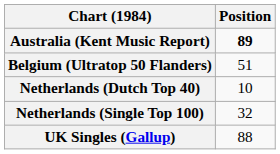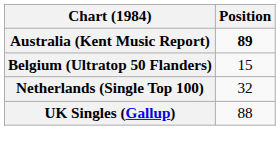(245, 64) 51 -> (245, 64) 15
- row: (110, 88)
